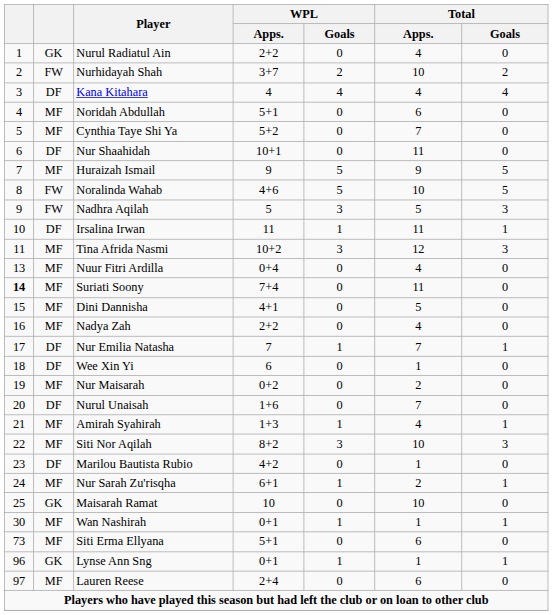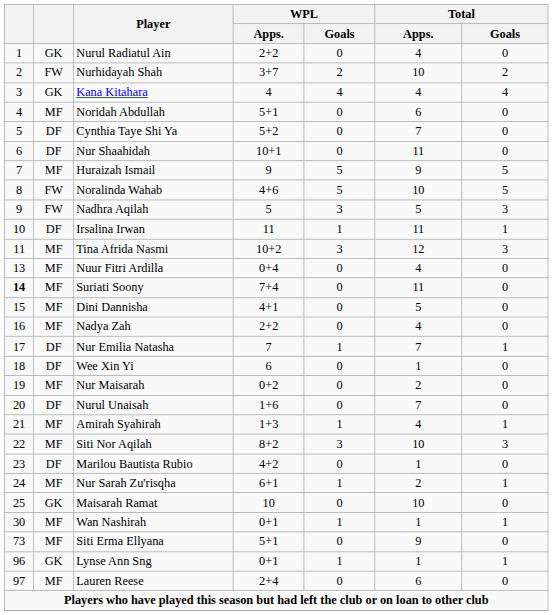(54, 92) DF -> (54, 92) GK
(54, 131) MF -> (54, 131) DF
(418, 541) 6 -> (418, 541) 9
